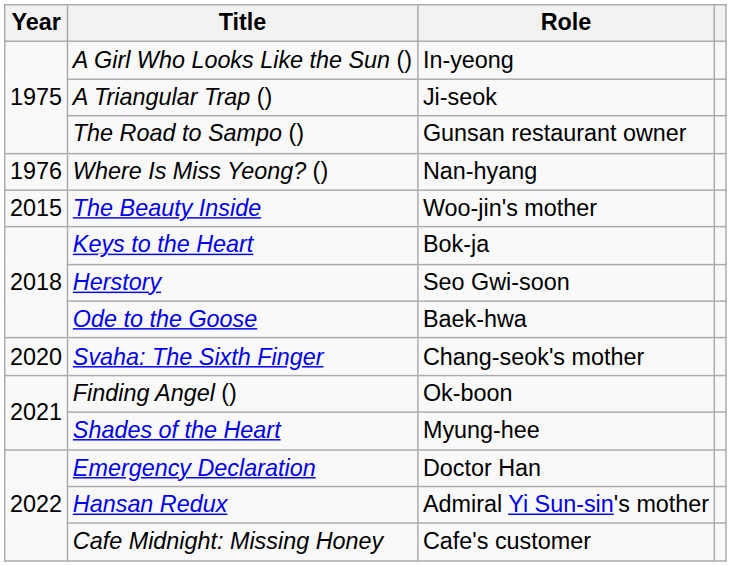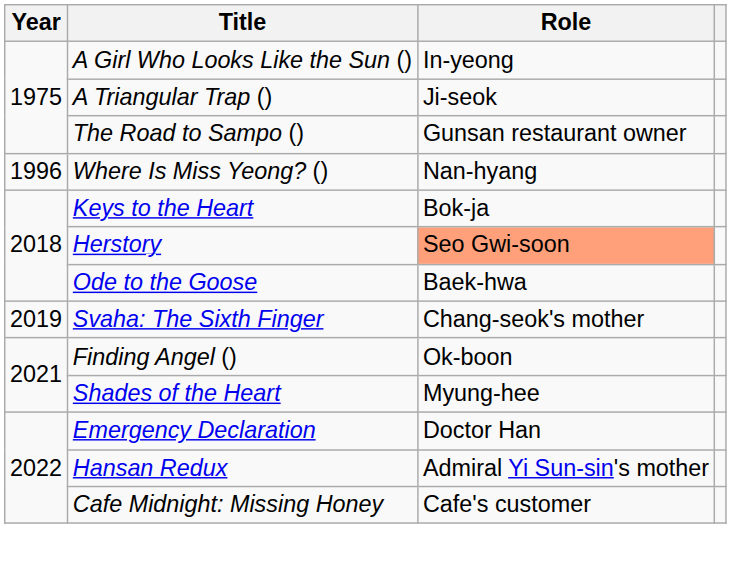(36, 171) 1976 -> (36, 171) 1996
- row: (167, 208)
(496, 282) no background -> (496, 245) lightsalmon background
(36, 356) 2020 -> (36, 319) 2019
